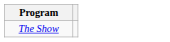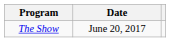+ column: (117, 12)
